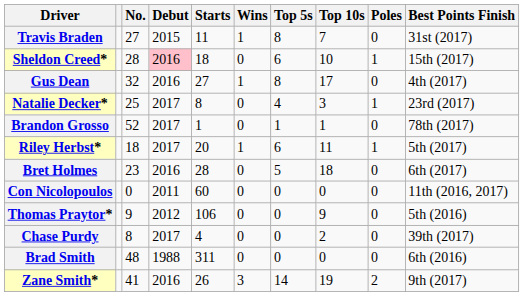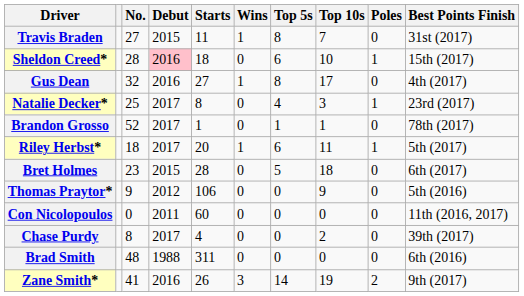(166, 170) 2016 -> (166, 170) 2015
rows swapped: (60, 192) <-> (60, 214)
